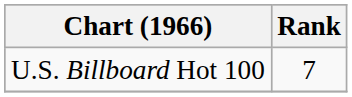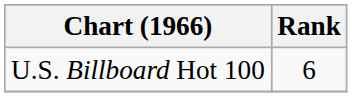(309, 69) 7 -> (309, 69) 6
